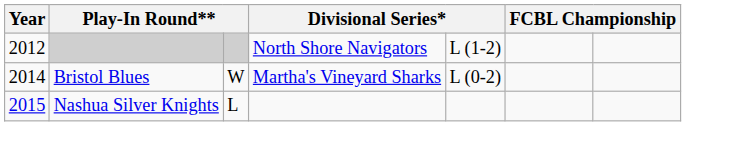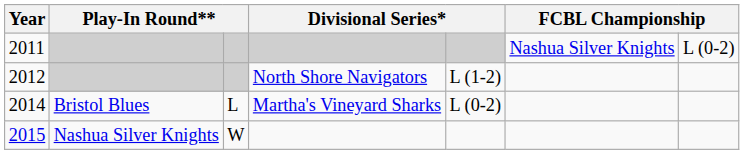+ row: (27, 47)
(236, 76) W -> (233, 105) L
(233, 105) L -> (236, 134) W
